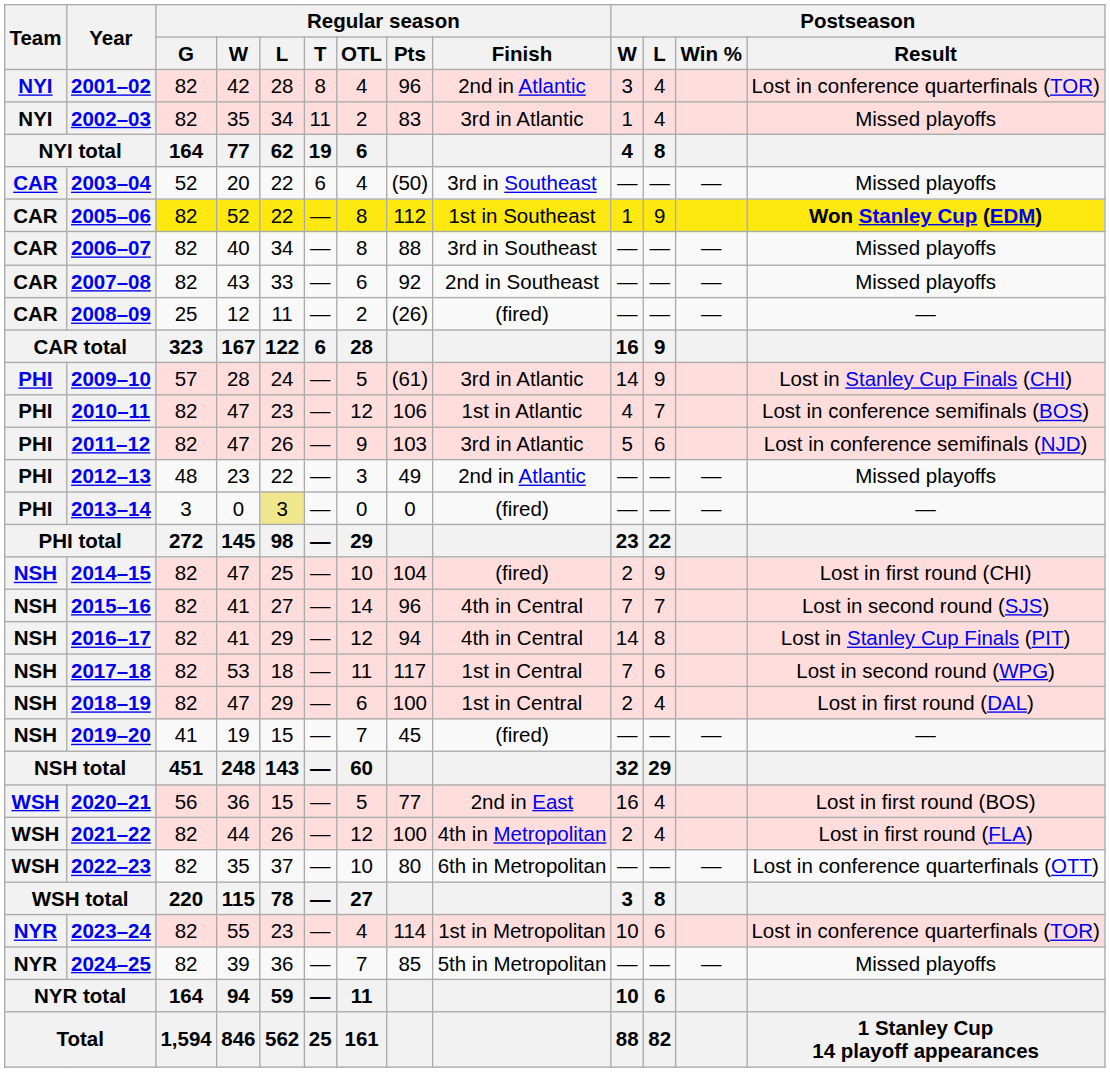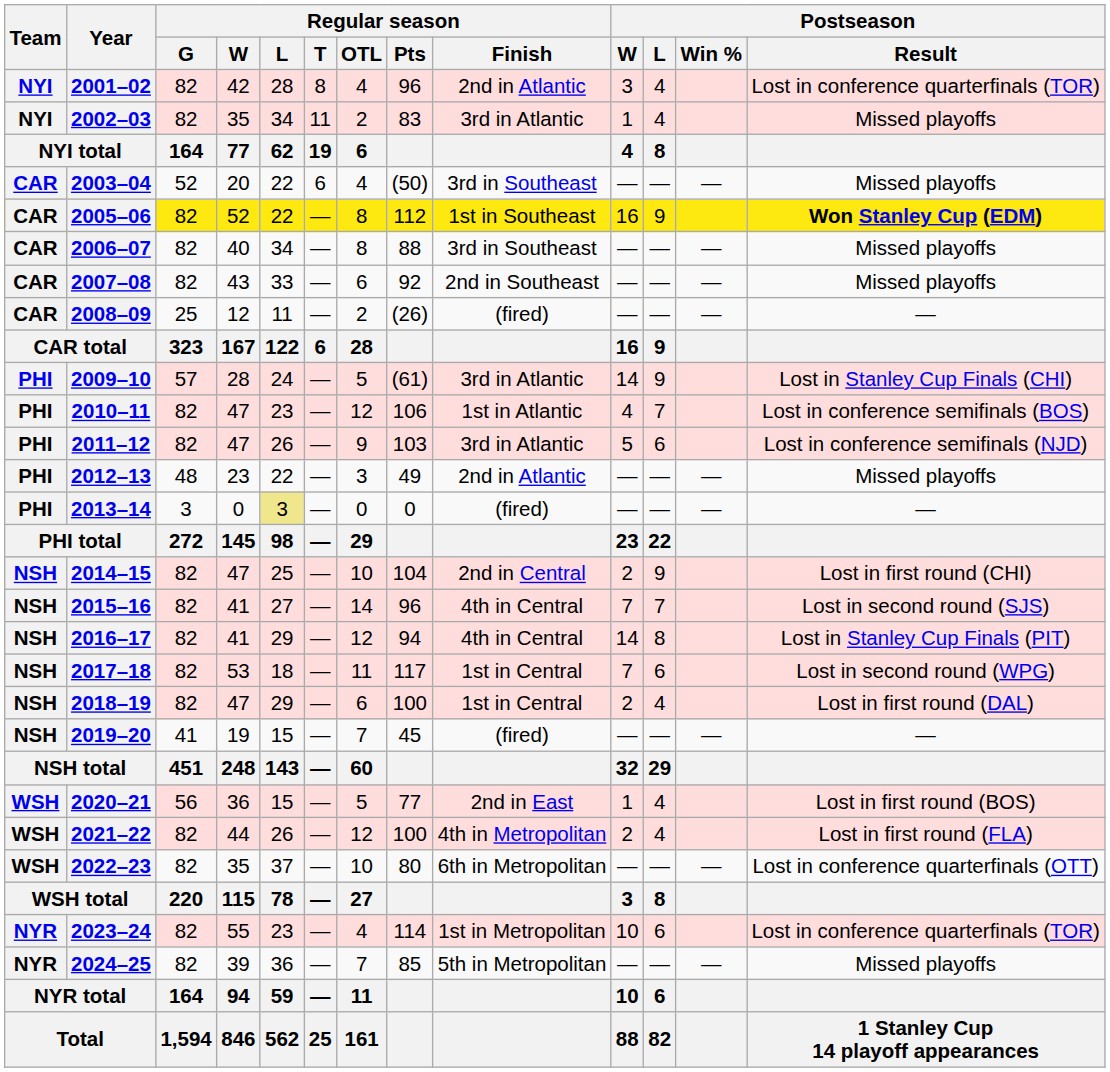(627, 216) 1 -> (627, 216) 16
(522, 573) (fired) -> (522, 573) 2nd in Central
(627, 801) 16 -> (627, 801) 1
